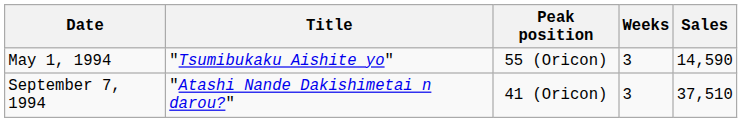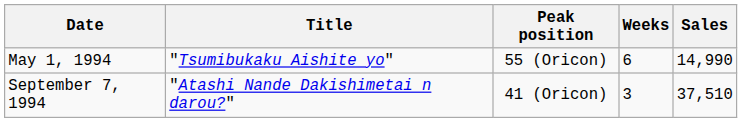(627, 61) 3 -> (627, 61) 6
(705, 61) 14,590 -> (705, 61) 14,990
